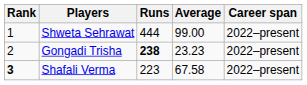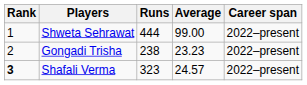(150, 51) bold -> (150, 51) normal
(150, 70) 223 -> (150, 70) 323
(190, 70) 67.58 -> (190, 70) 24.57
